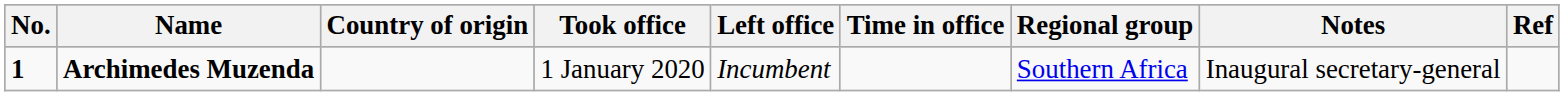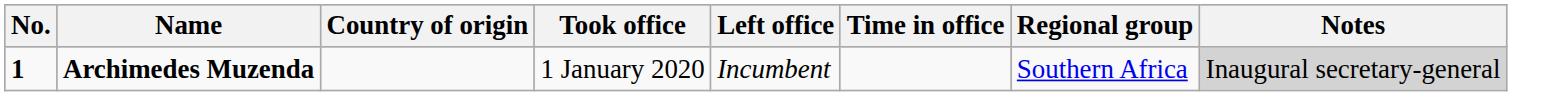- column: (1533, 25)
(1353, 68) no background -> (1353, 68) lightgrey background
